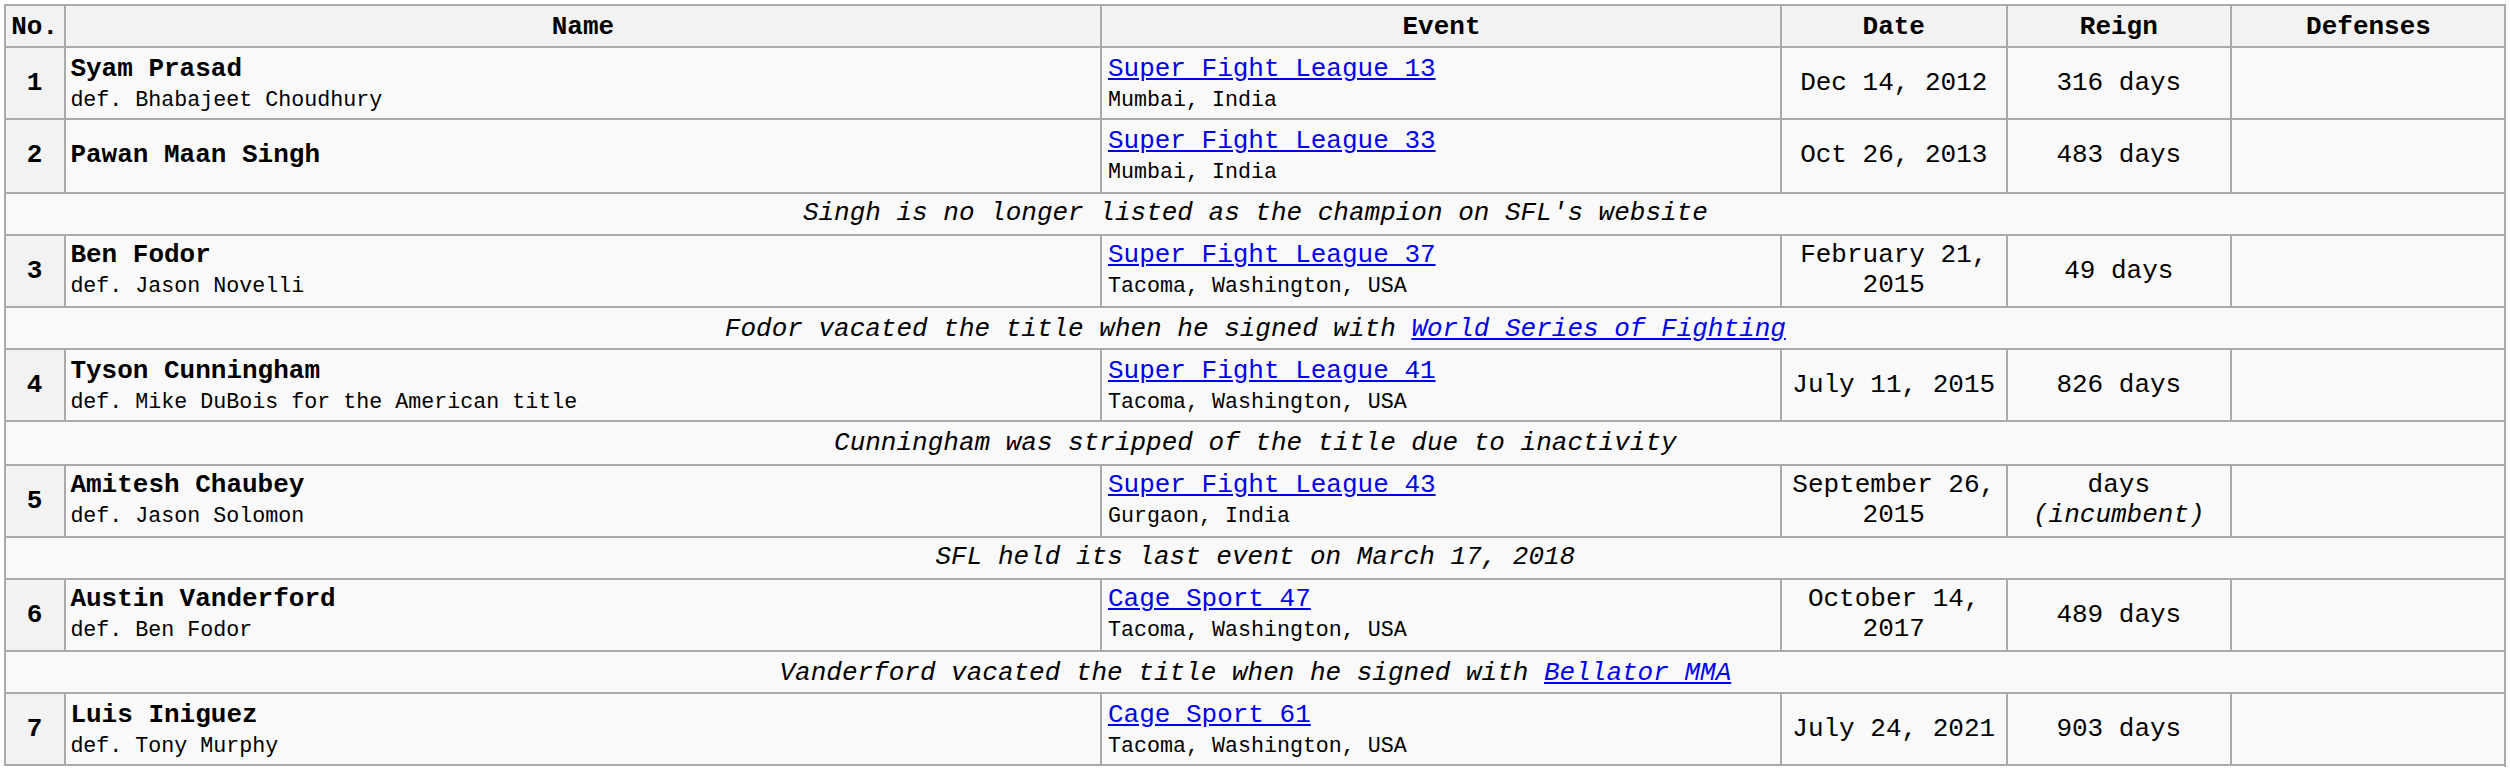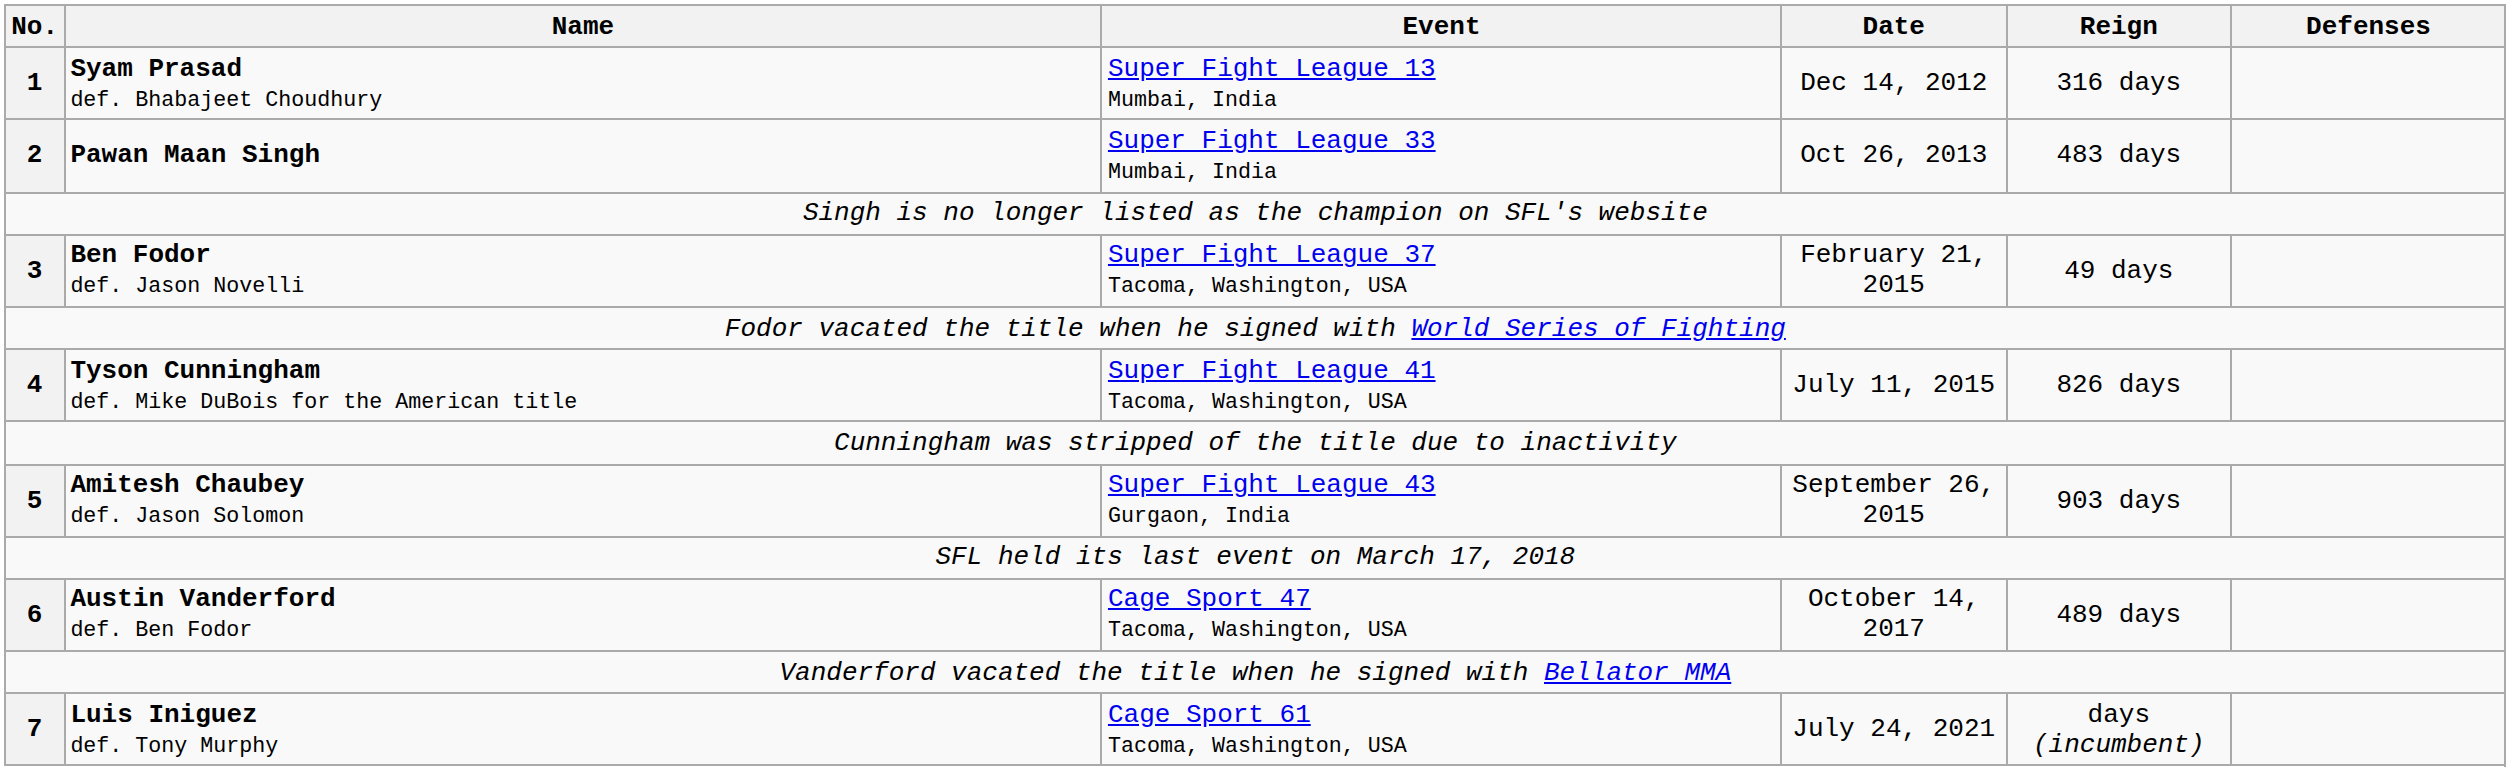(2119, 500) days (incumbent) -> (2119, 500) 903 days
(2119, 730) 903 days -> (2119, 730) days (incumbent)
